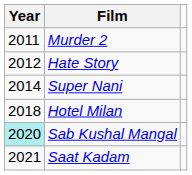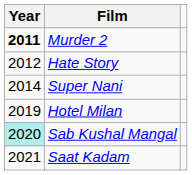(24, 39) normal -> (24, 39) bold
(24, 110) 2018 -> (24, 110) 2019
